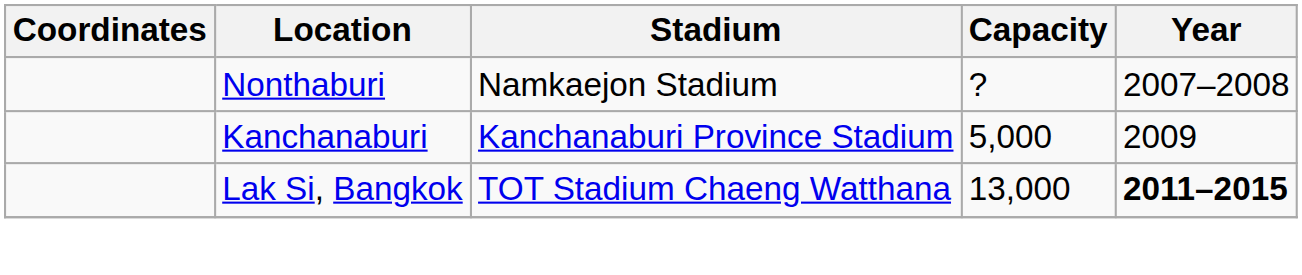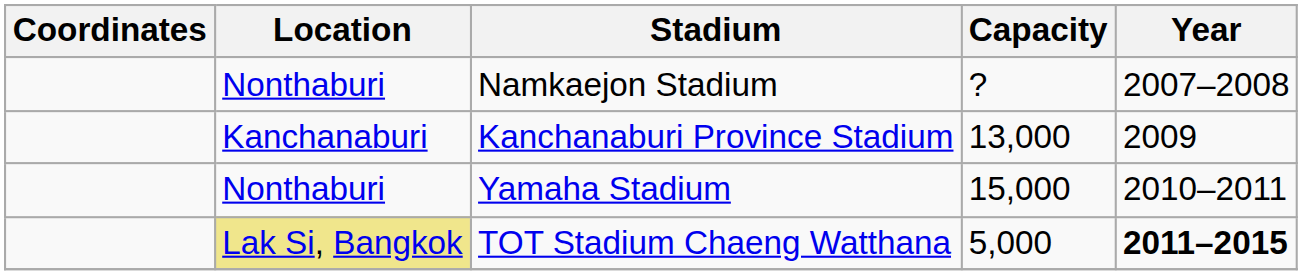(1010, 136) 5,000 -> (1020, 136) 13,000
+ row: (604, 189)
(342, 189) no background -> (342, 242) khaki background
(1020, 189) 13,000 -> (1010, 242) 5,000
